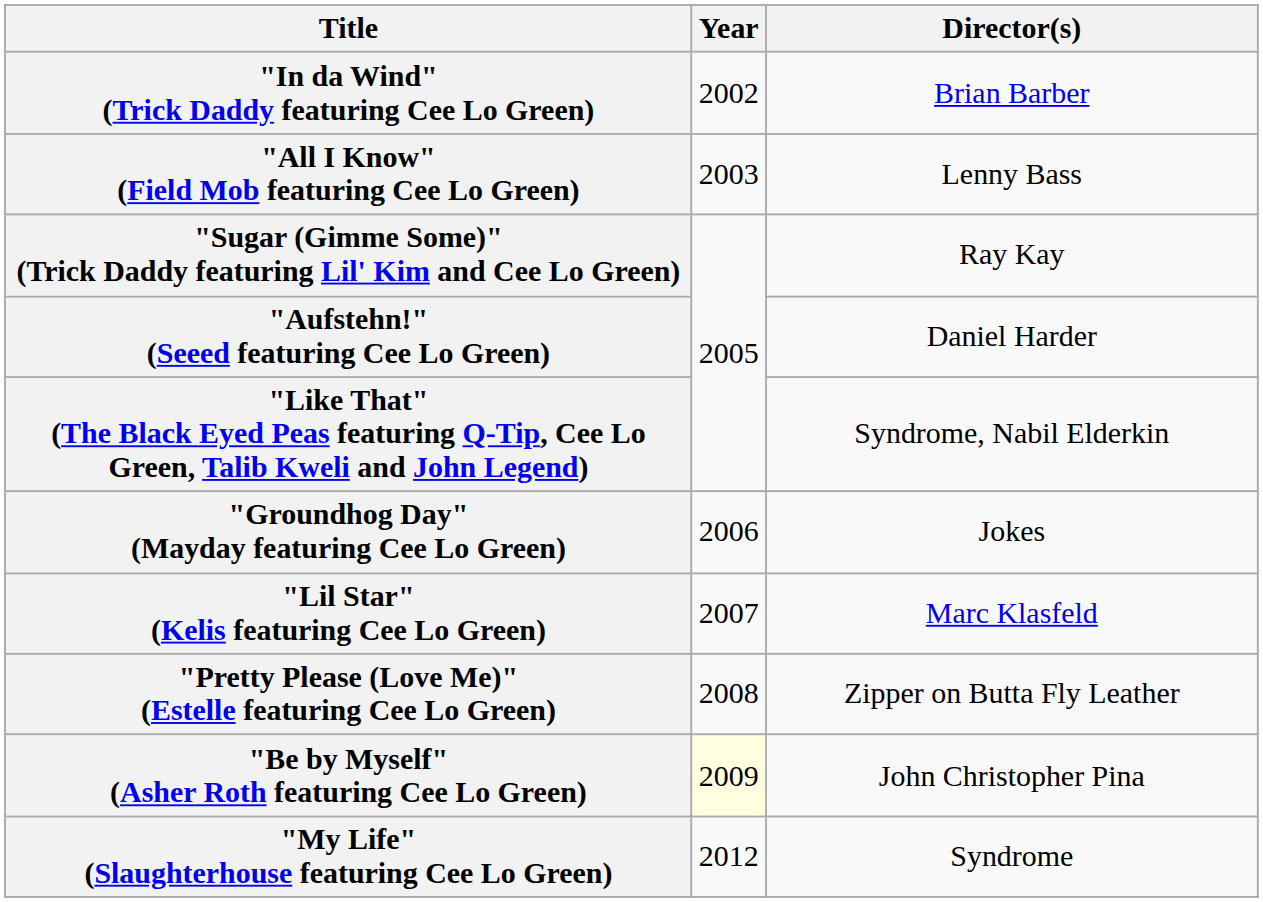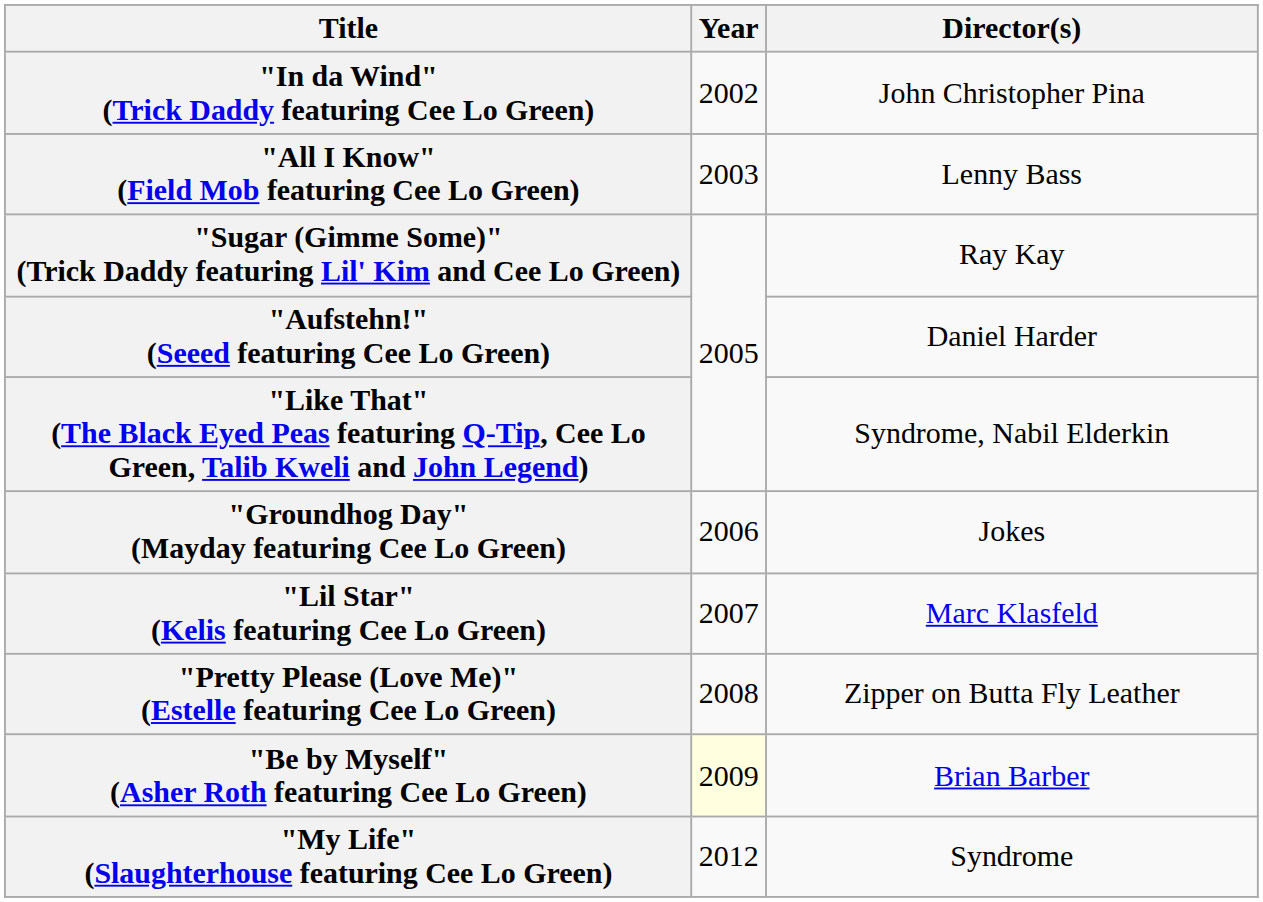(1012, 92) Brian Barber -> (1012, 92) John Christopher Pina
(1012, 775) John Christopher Pina -> (1012, 775) Brian Barber
